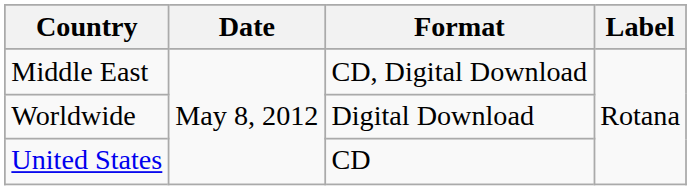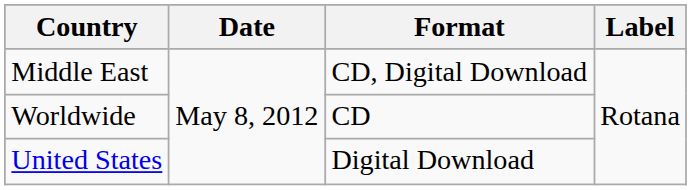(433, 116) Digital Download -> (351, 116) CD
(351, 160) CD -> (433, 160) Digital Download
